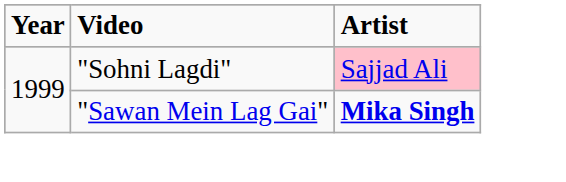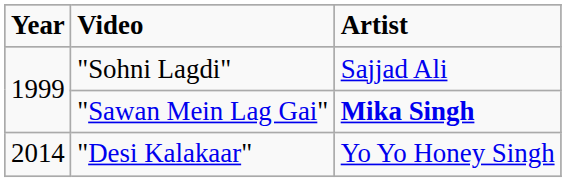(394, 68) pink background -> (394, 68) no background
+ row: (165, 153)
